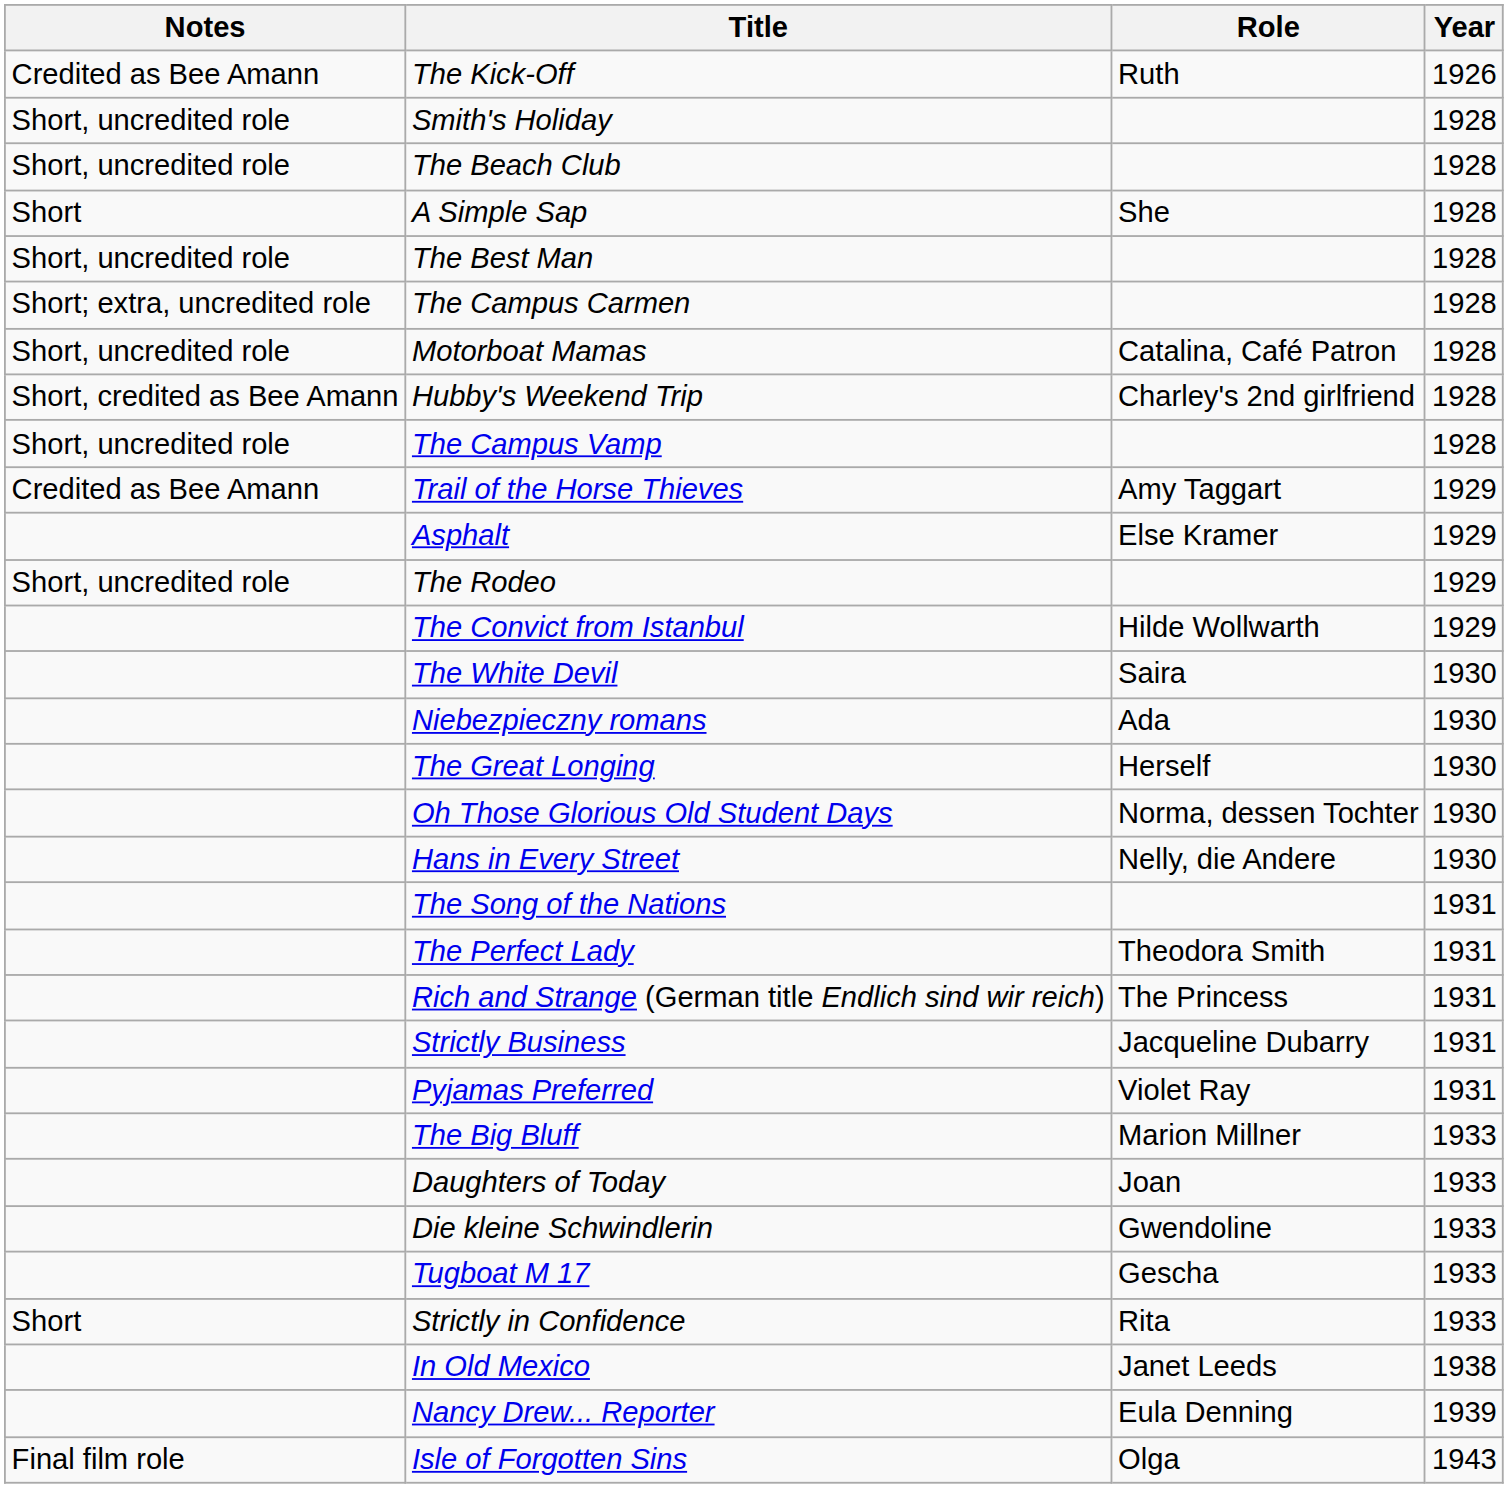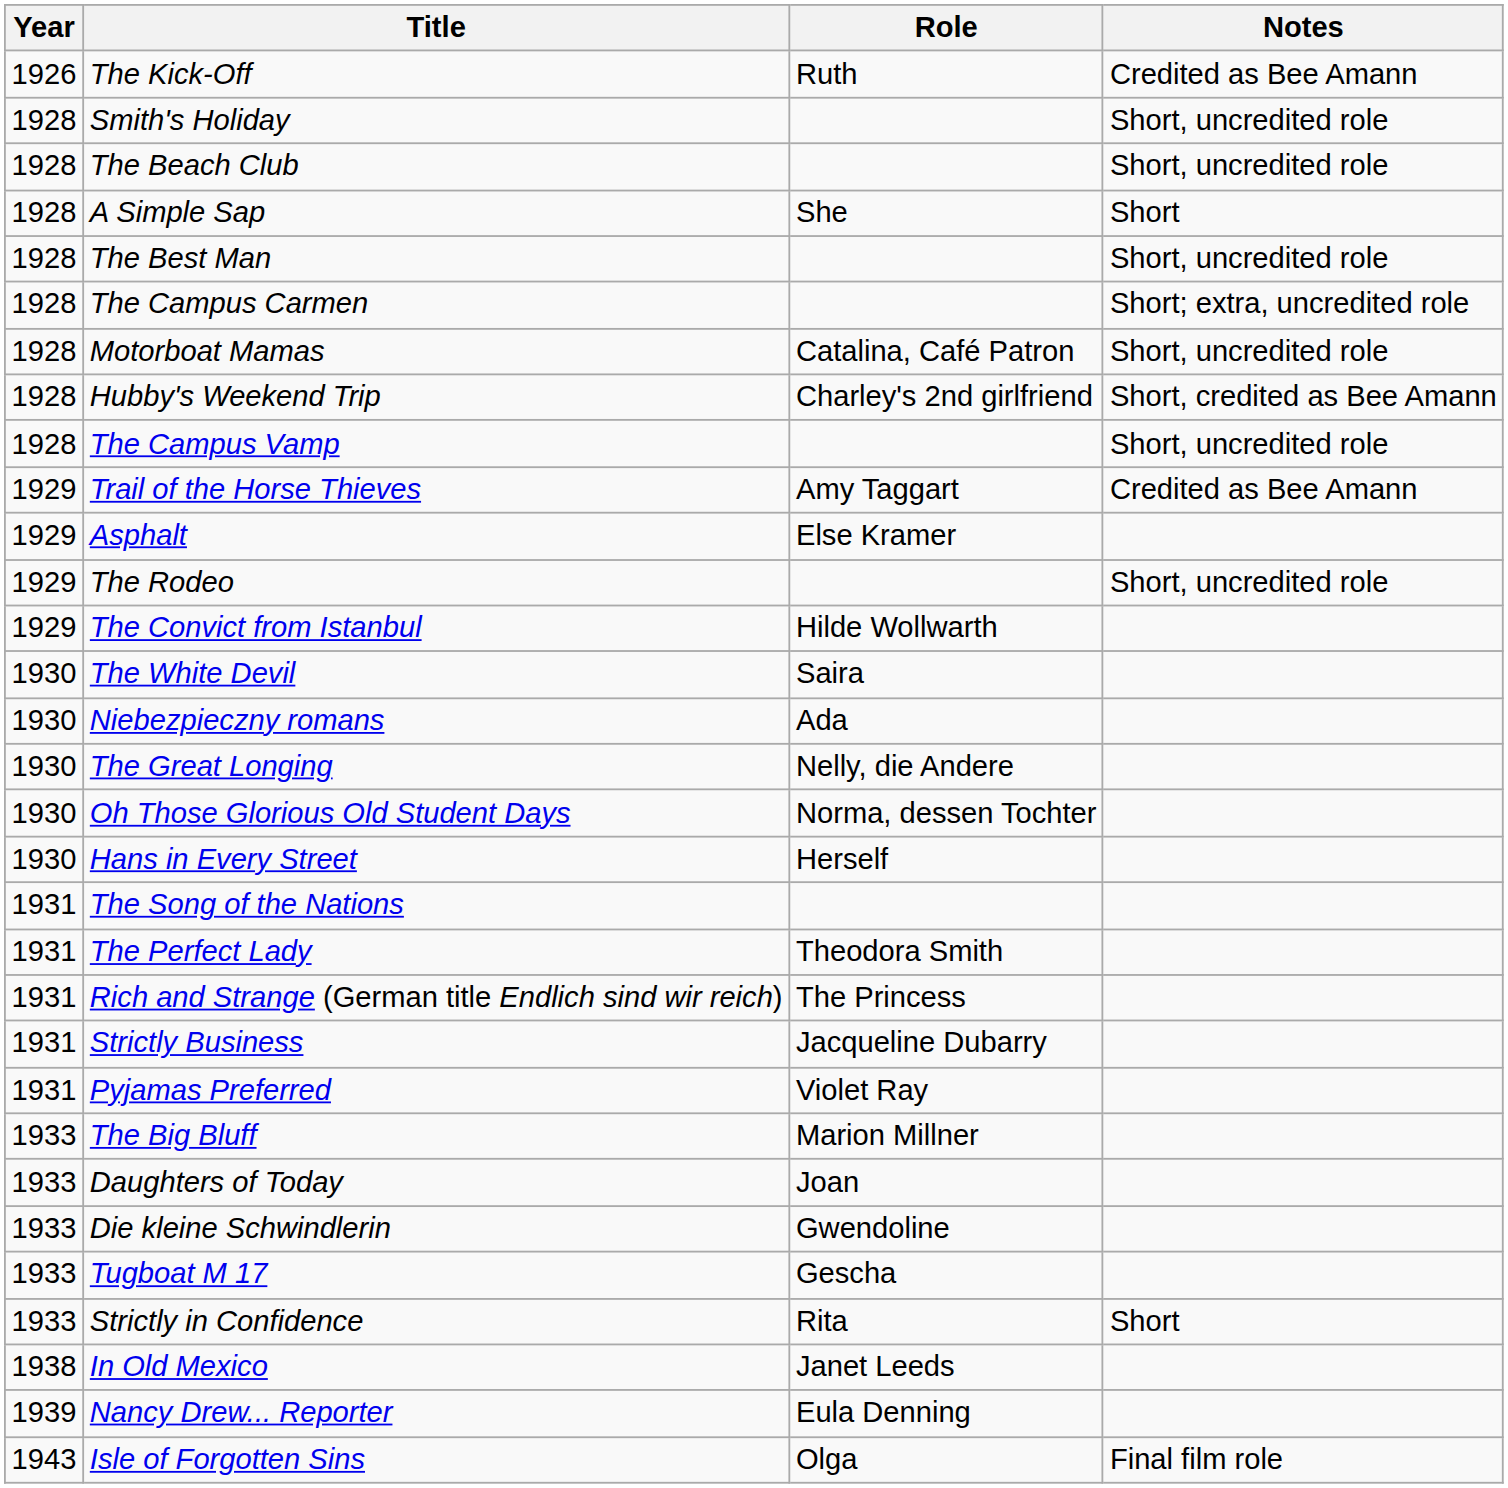columns swapped: (1464, 27) <-> (205, 27)
(1164, 766) Herself -> (905, 766) Nelly, die Andere
(1227, 858) Nelly, die Andere -> (842, 858) Herself
